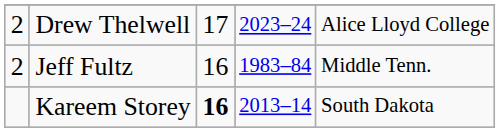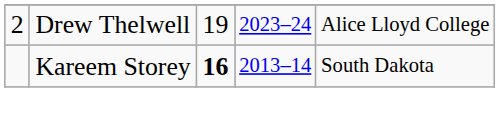(215, 24) 17 -> (215, 24) 19
- row: (84, 65)
